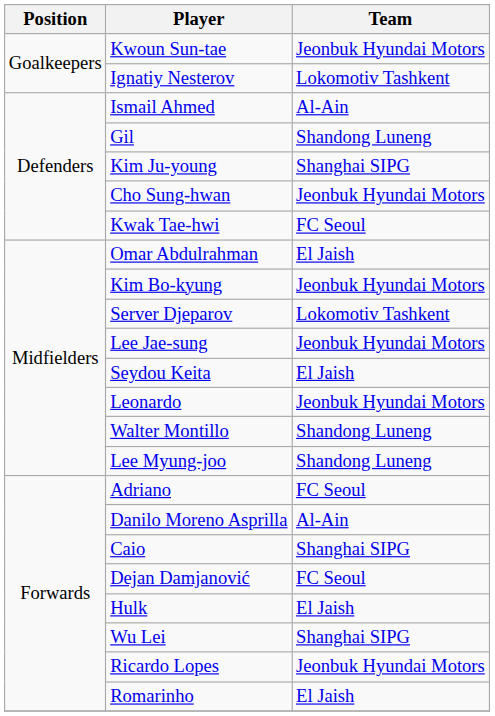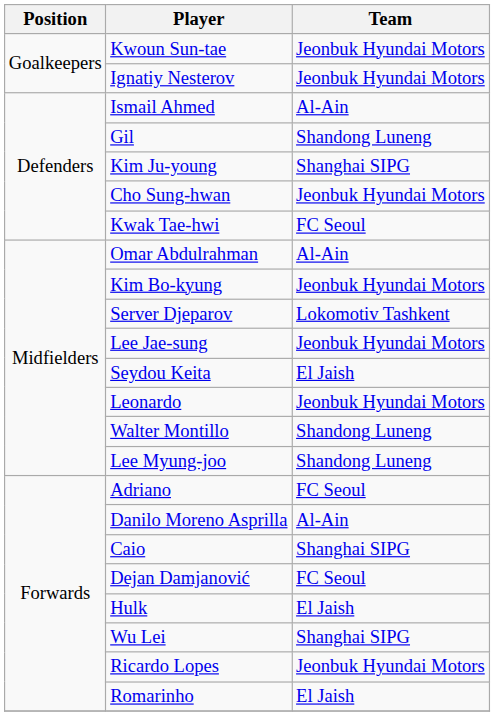(373, 78) Lokomotiv Tashkent -> (390, 78) Jeonbuk Hyundai Motors
(325, 254) El Jaish -> (322, 254) Al-Ain
